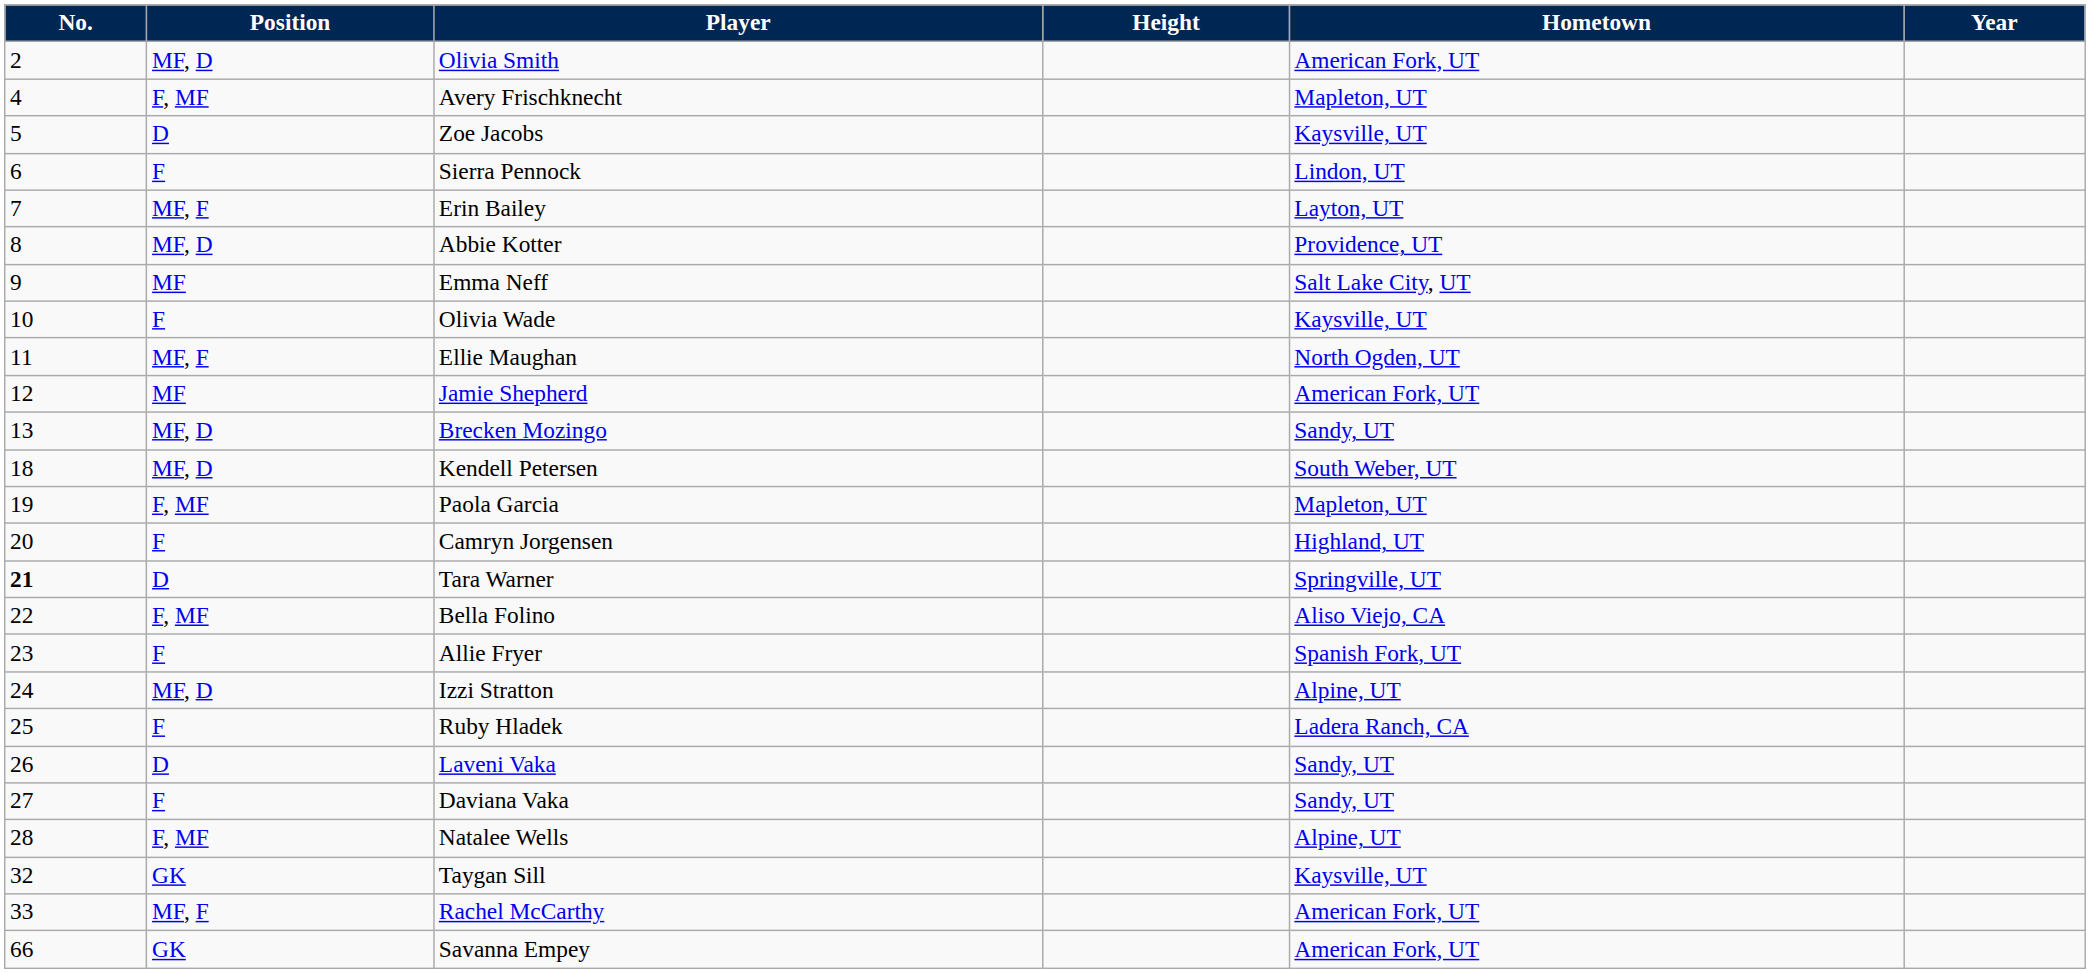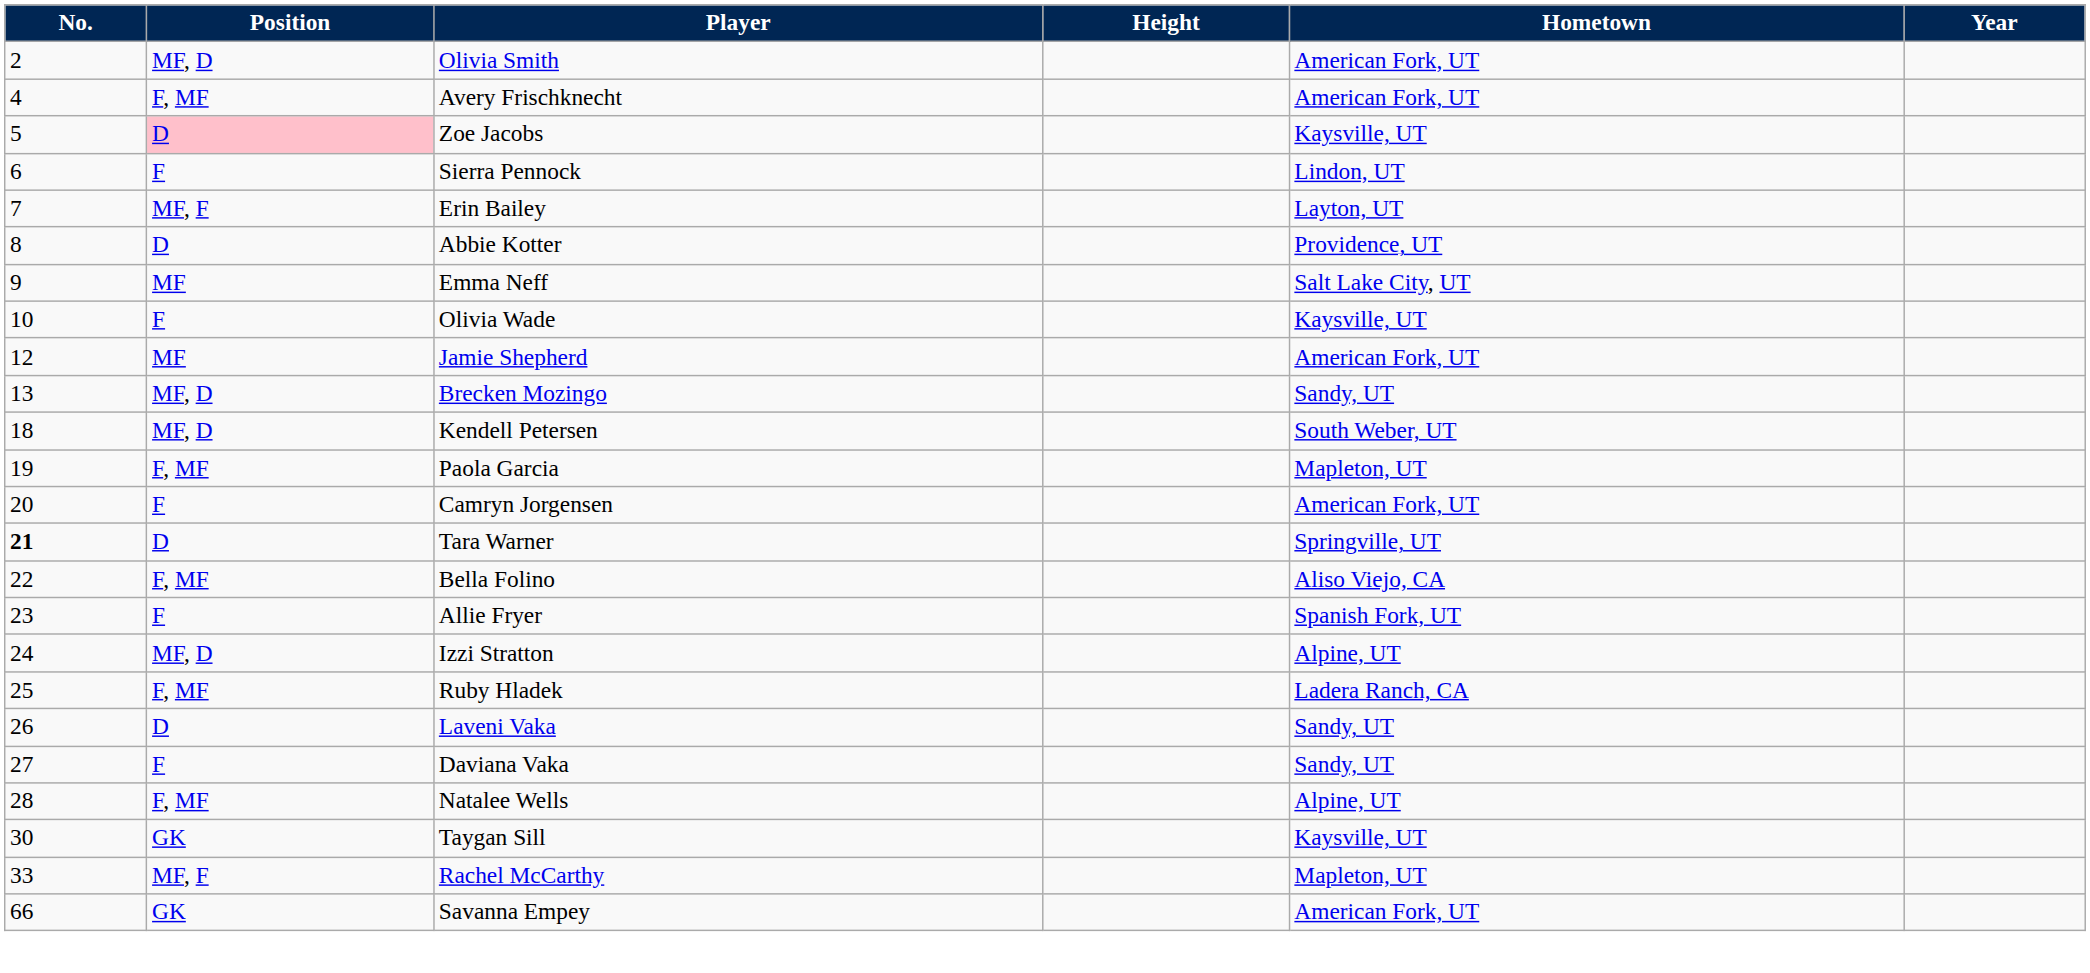(1361, 97) Mapleton, UT -> (1387, 97) American Fork, UT
(161, 134) no background -> (161, 134) pink background
(182, 245) MF, D -> (161, 245) D
- row: (508, 356)
(1359, 541) Highland, UT -> (1387, 504) American Fork, UT
(159, 726) F -> (180, 689) F, MF
(22, 875) 32 -> (22, 838) 30
(1387, 912) American Fork, UT -> (1361, 875) Mapleton, UT
